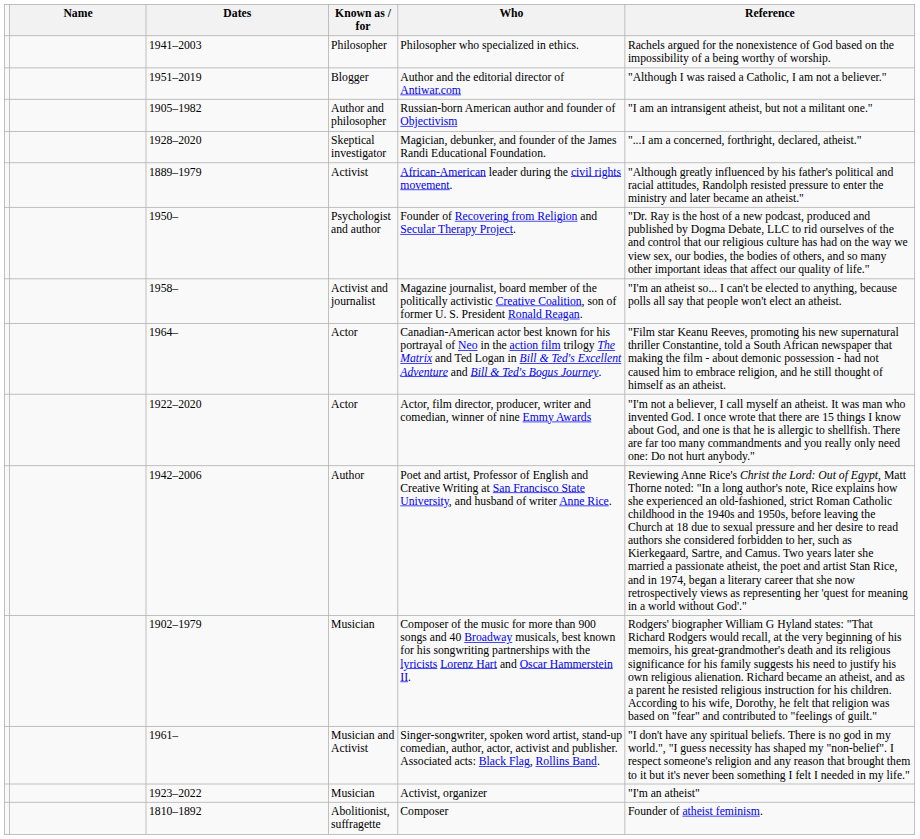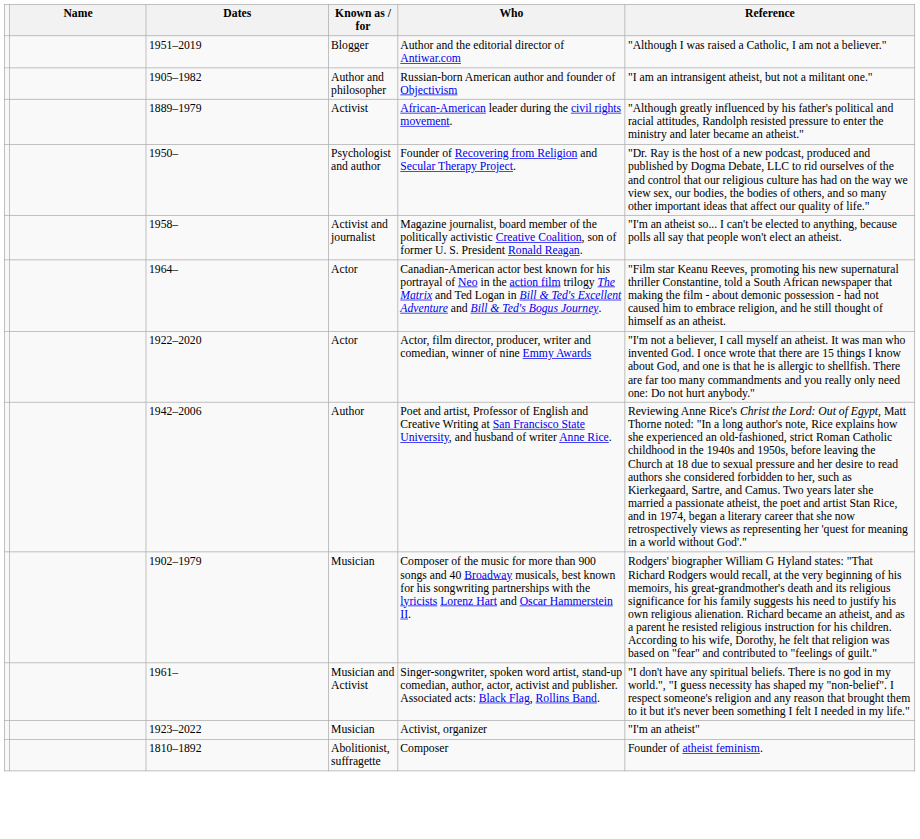- row: (175, 45)
- row: (175, 140)
